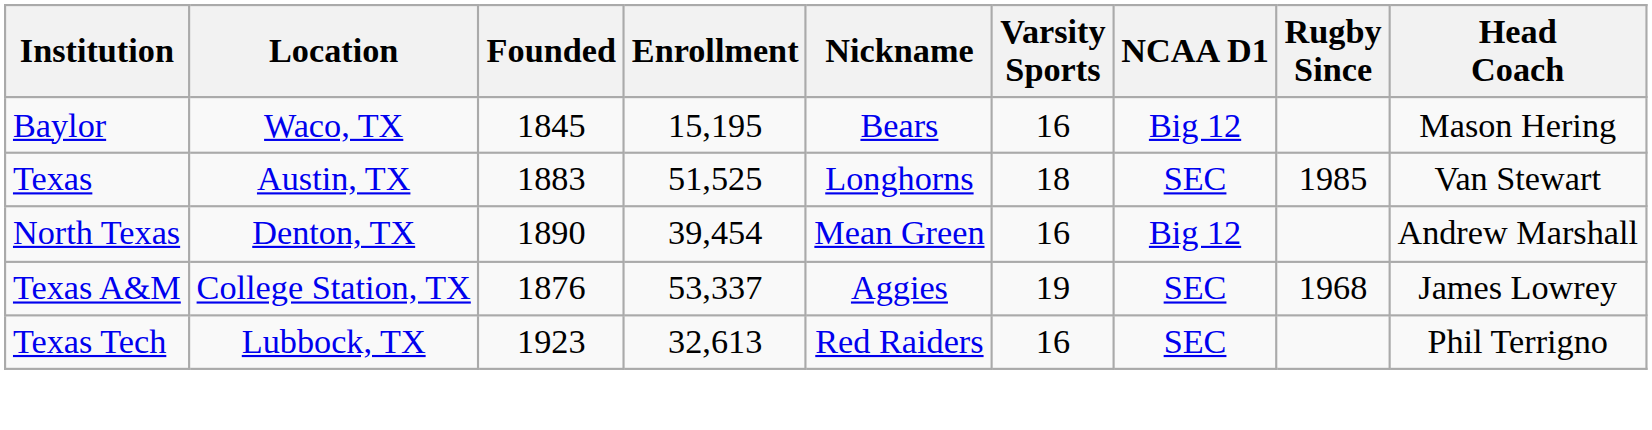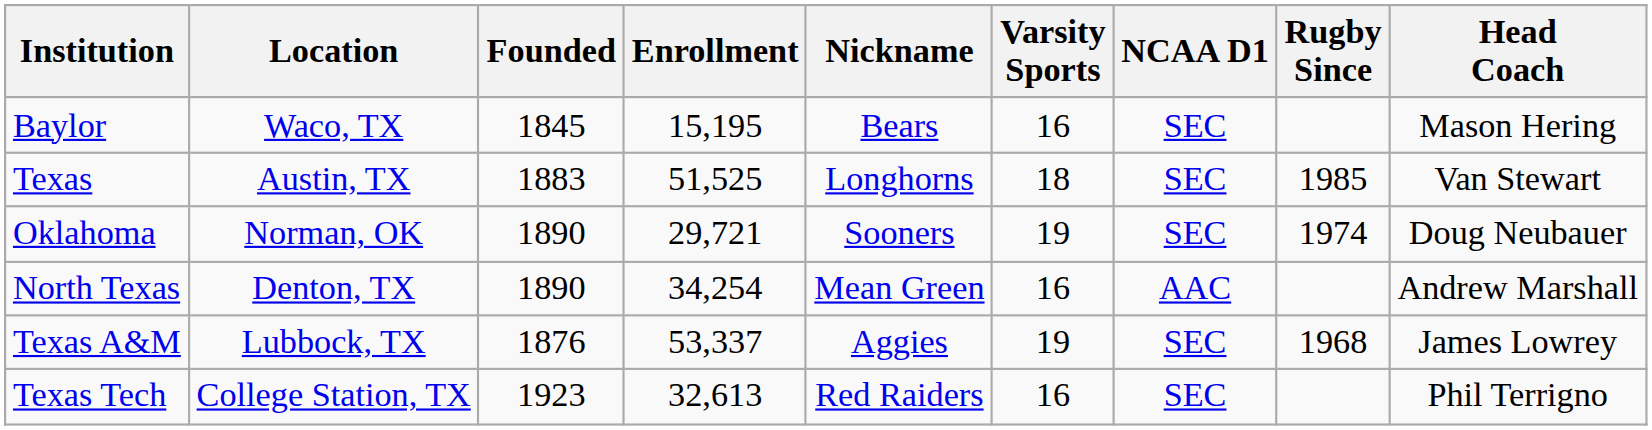(1195, 124) Big 12 -> (1195, 124) SEC
+ row: (84, 233)
(715, 233) 39,454 -> (715, 287) 34,254
(1195, 233) Big 12 -> (1195, 287) AAC
(334, 287) College Station, TX -> (334, 341) Lubbock, TX
(334, 341) Lubbock, TX -> (334, 395) College Station, TX
